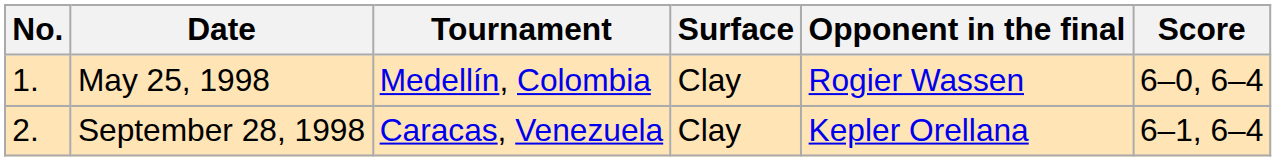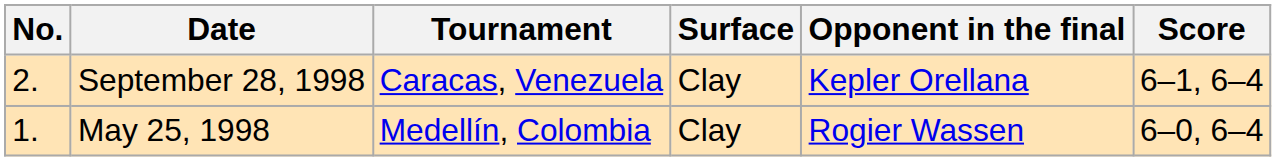rows swapped: (174, 79) <-> (221, 130)
